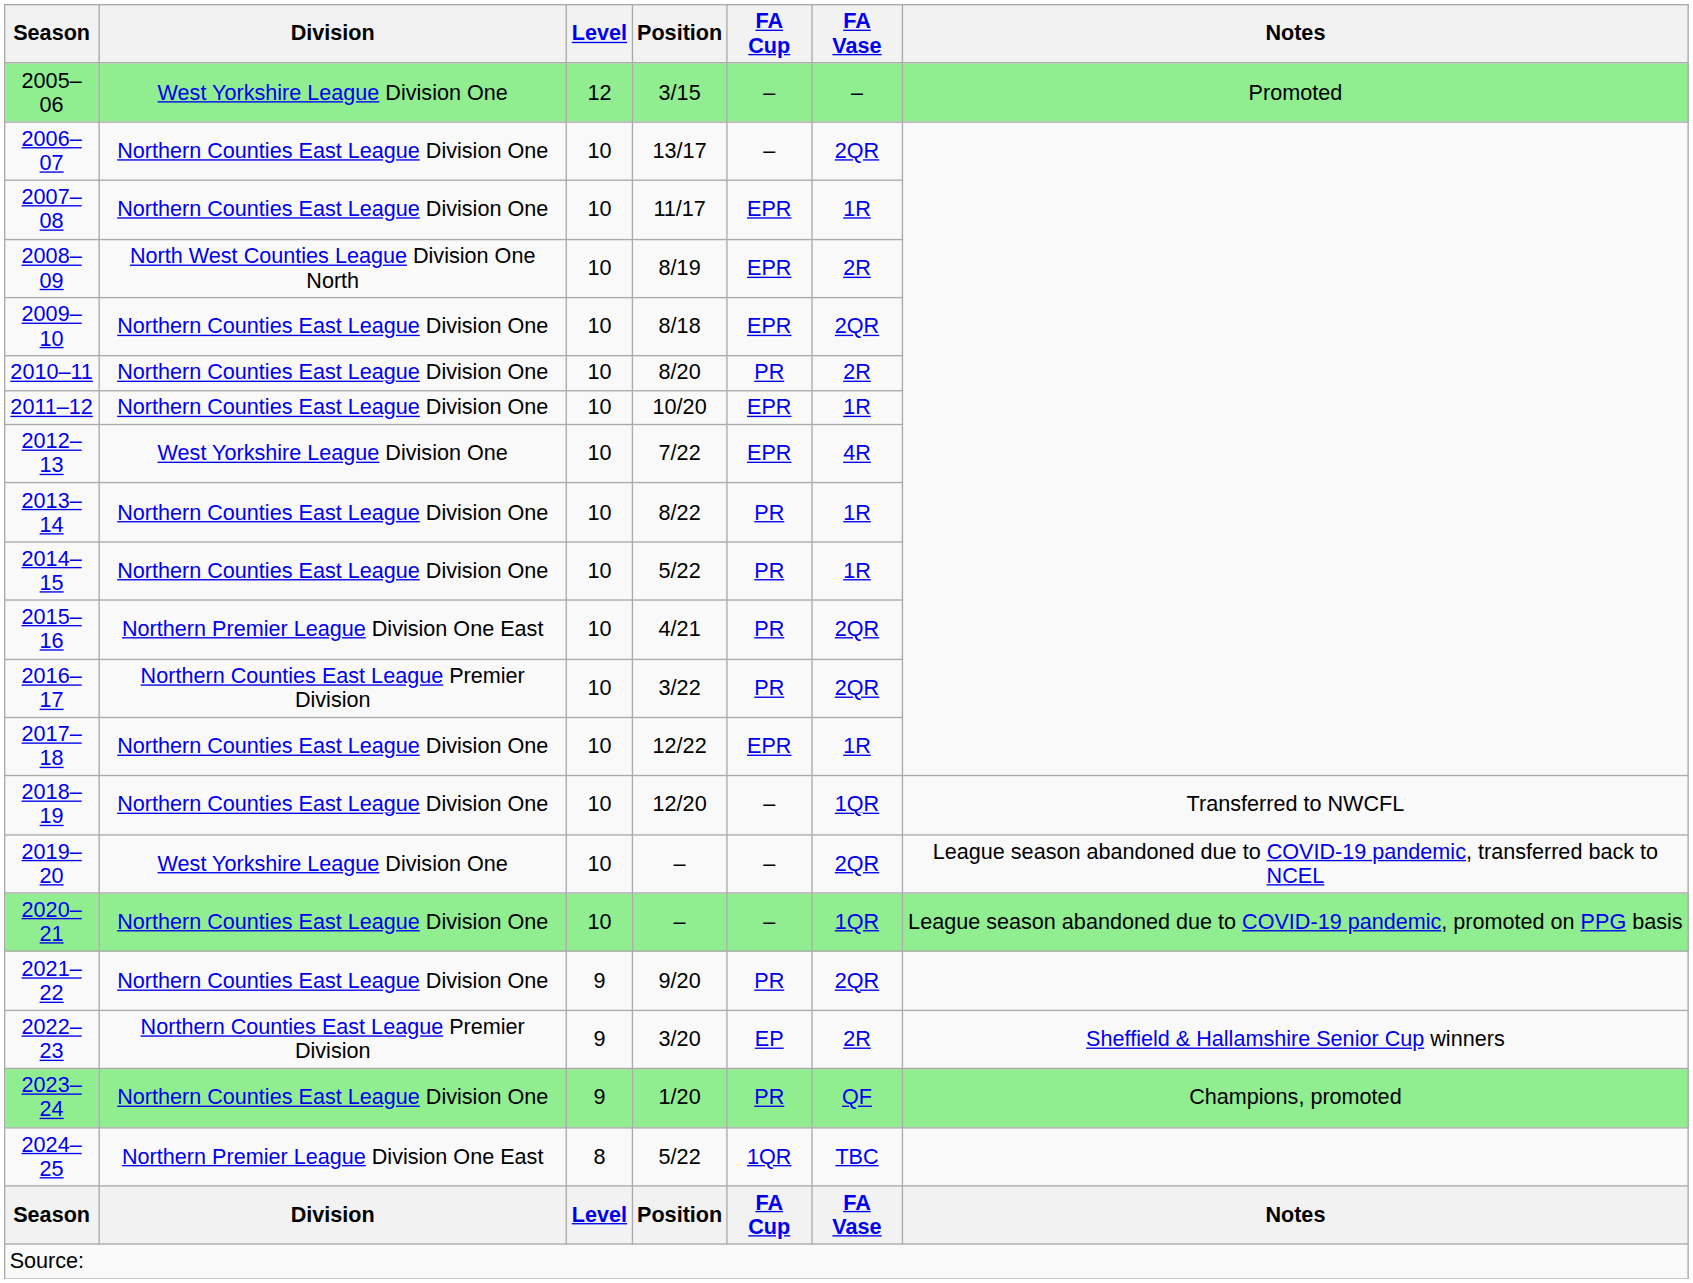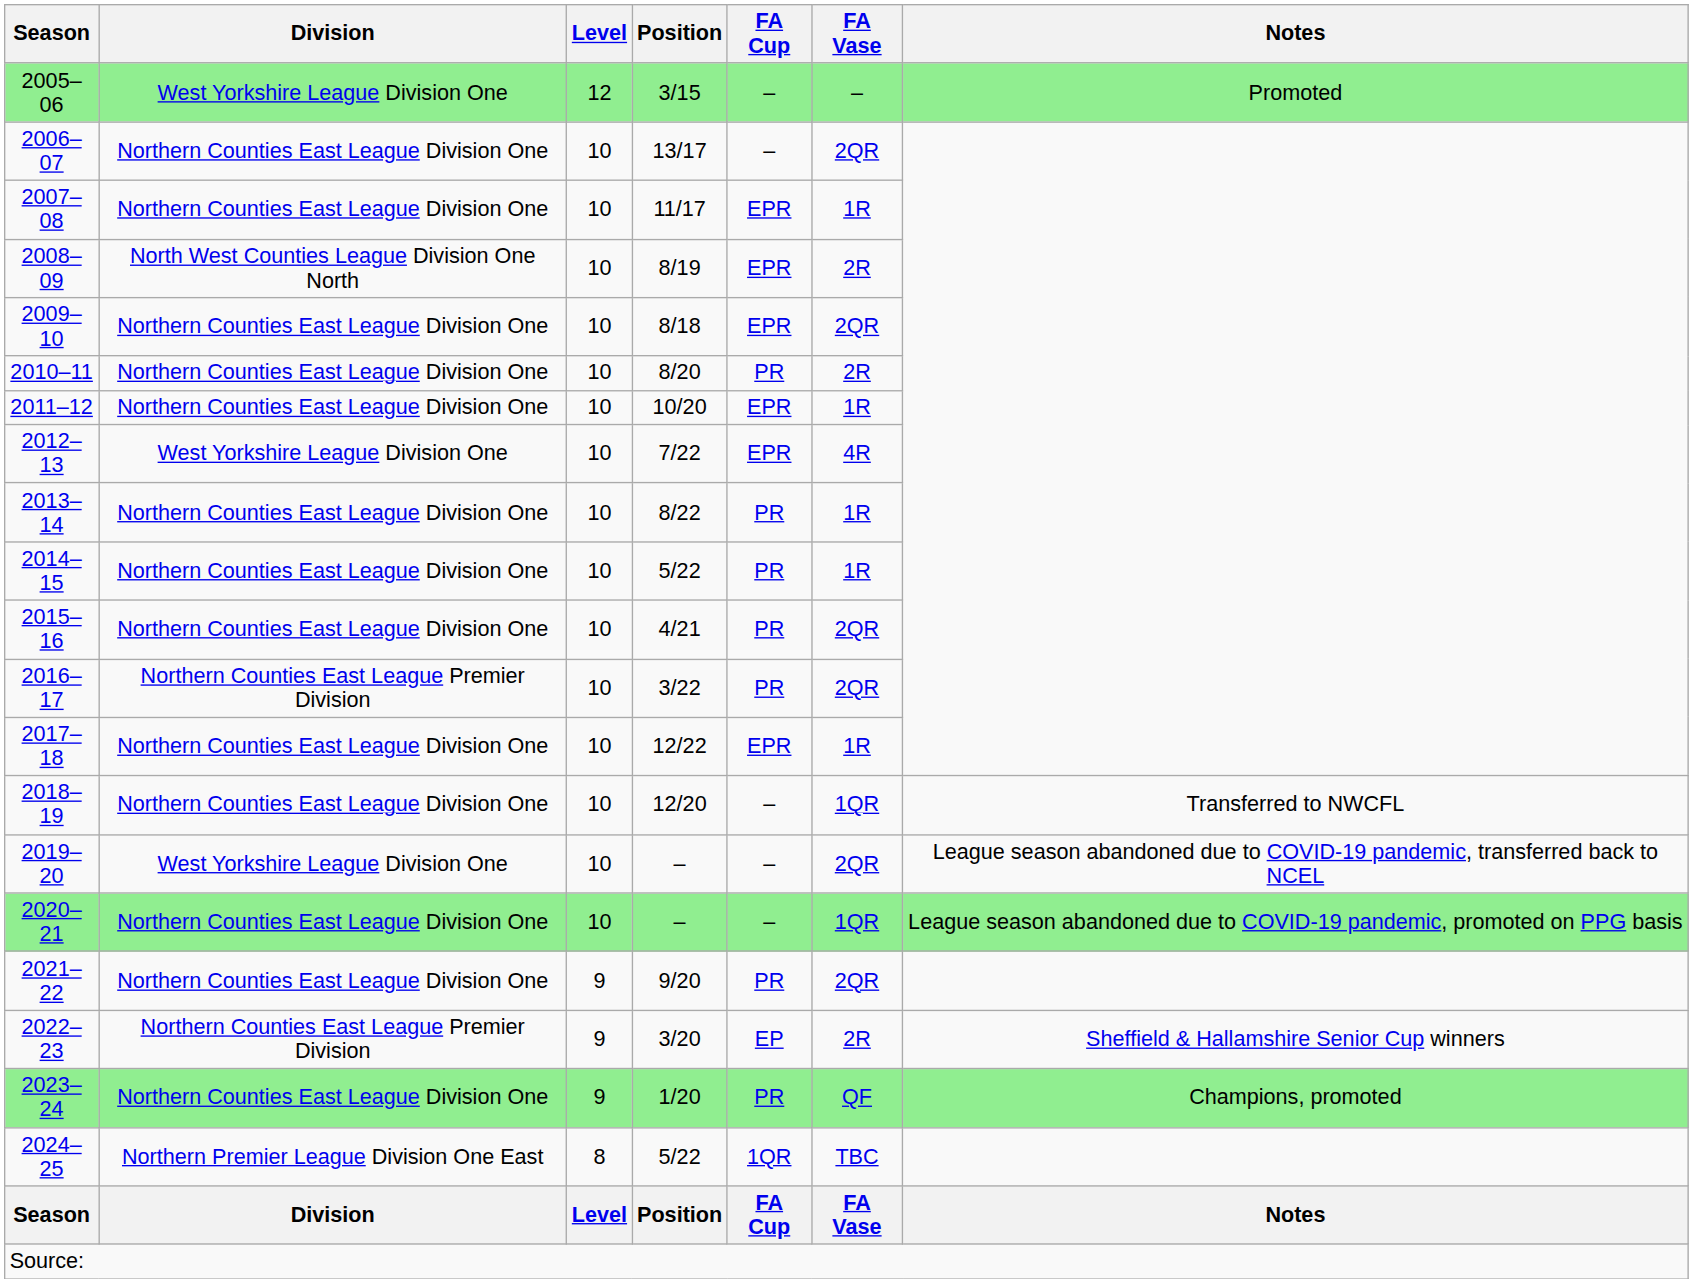(333, 629) Northern Premier League Division One East -> (333, 629) Northern Counties East League Division One
